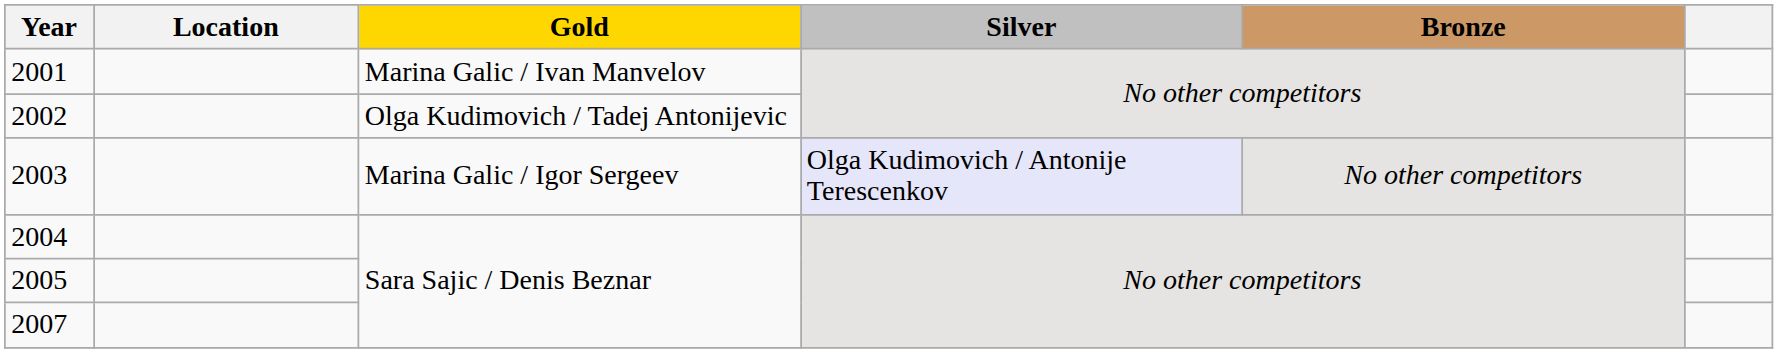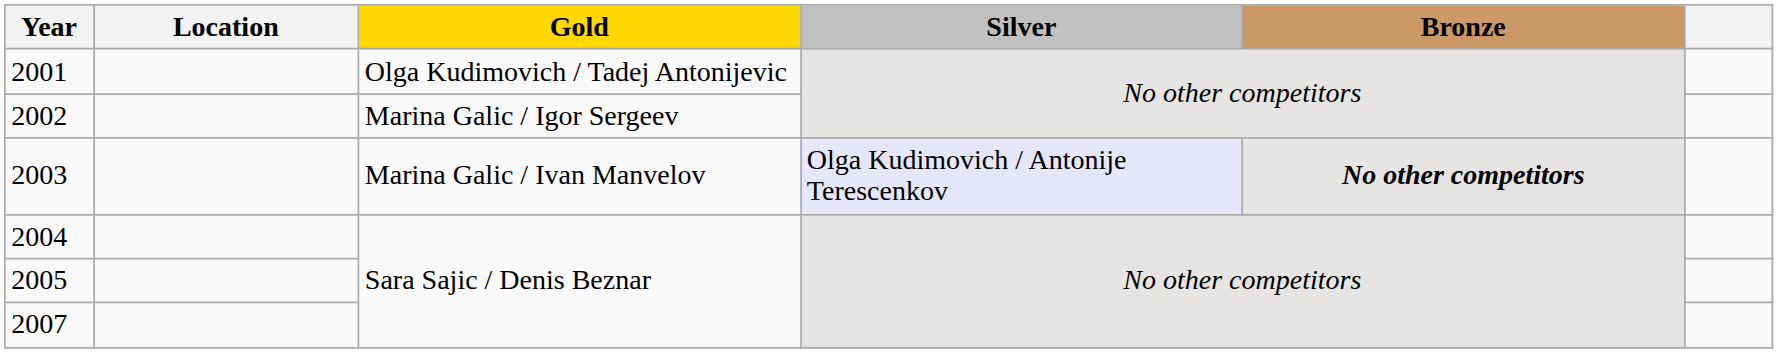(535, 71) Marina Galic / Ivan Manvelov -> (576, 71) Olga Kudimovich / Tadej Antonijevic
(576, 115) Olga Kudimovich / Tadej Antonijevic -> (522, 115) Marina Galic / Igor Sergeev
(522, 175) Marina Galic / Igor Sergeev -> (535, 175) Marina Galic / Ivan Manvelov
(1463, 175) normal -> (1463, 175) bold
